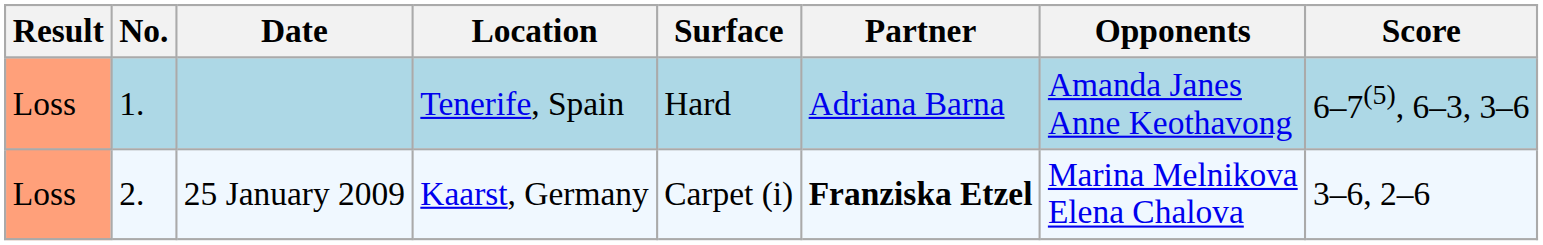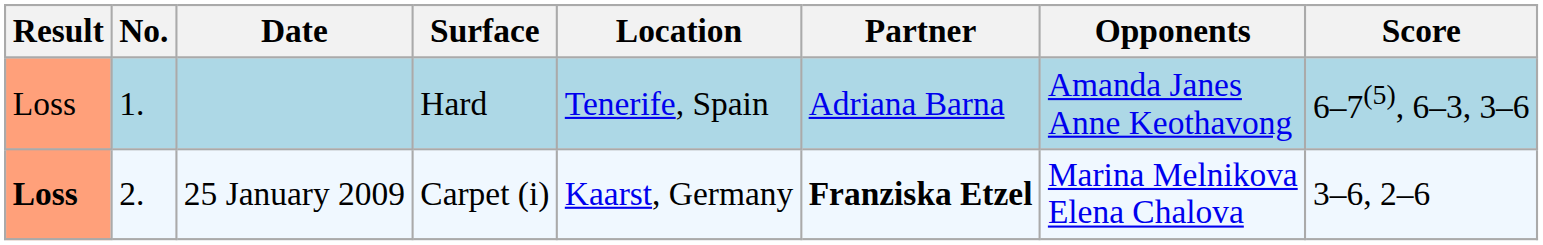columns swapped: (535, 31) <-> (729, 31)
(44, 193) normal -> (45, 193) bold
